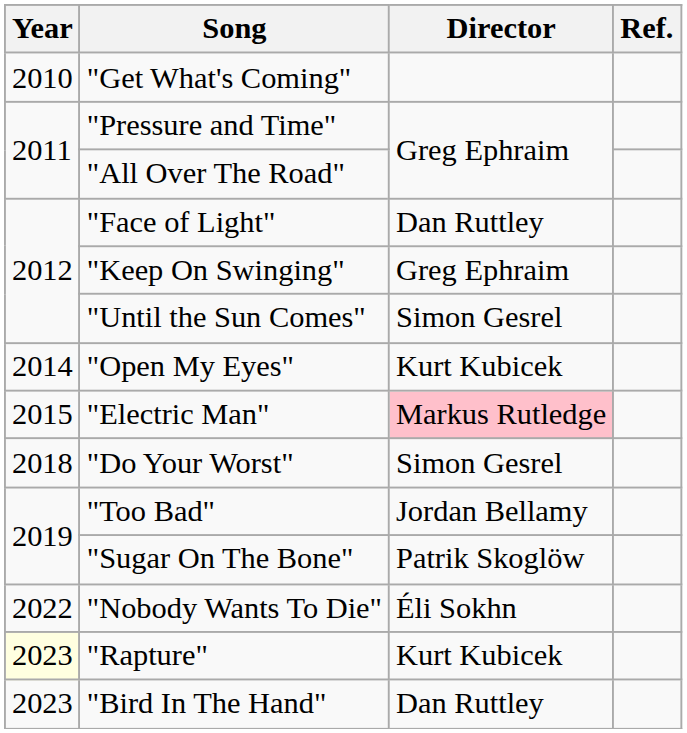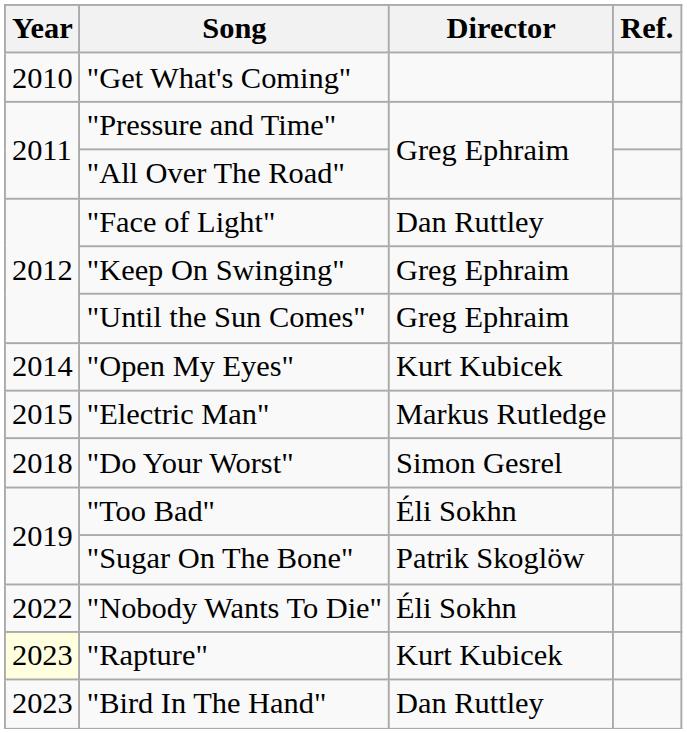(479, 317) Simon Gesrel -> (483, 317) Greg Ephraim
(501, 414) pink background -> (501, 414) no background
(492, 510) Jordan Bellamy -> (456, 510) Éli Sokhn
